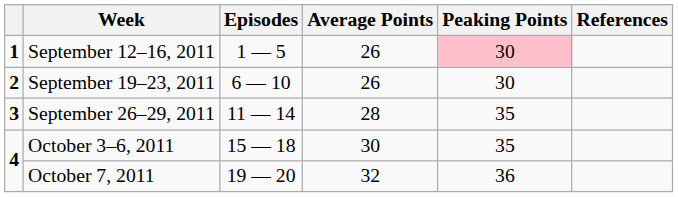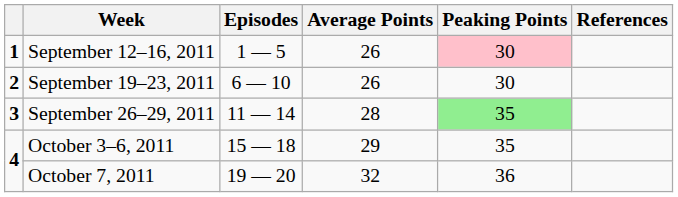(505, 113) no background -> (505, 113) lightgreen background
(370, 144) 30 -> (370, 144) 29
